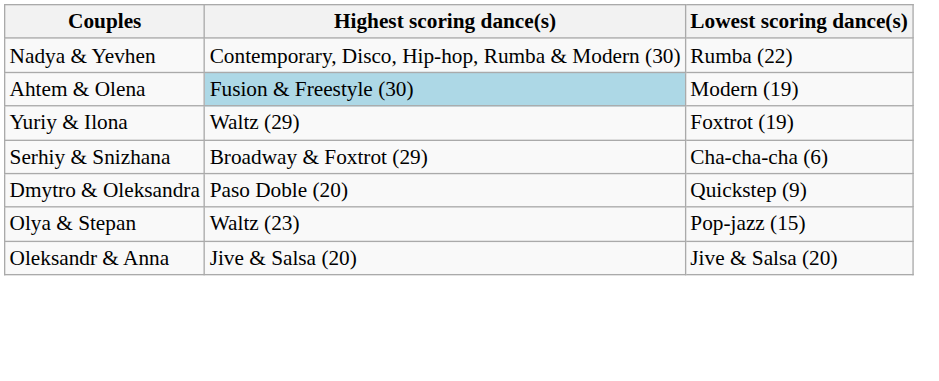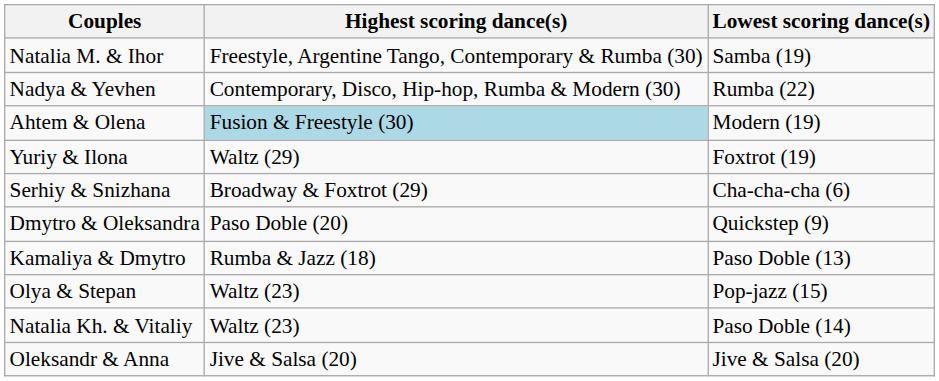+ row: (86, 55)
+ row: (98, 257)
+ row: (101, 325)
